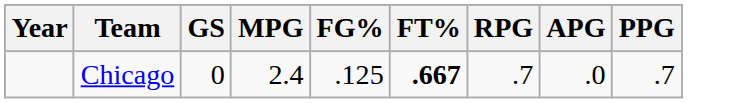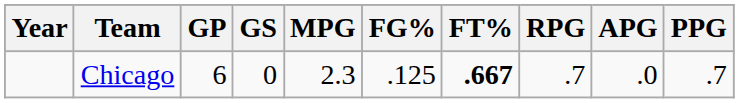+ column: (207, 27)
(286, 74) 2.4 -> (338, 74) 2.3
